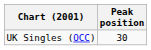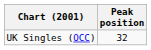(122, 38) 30 -> (122, 38) 32
